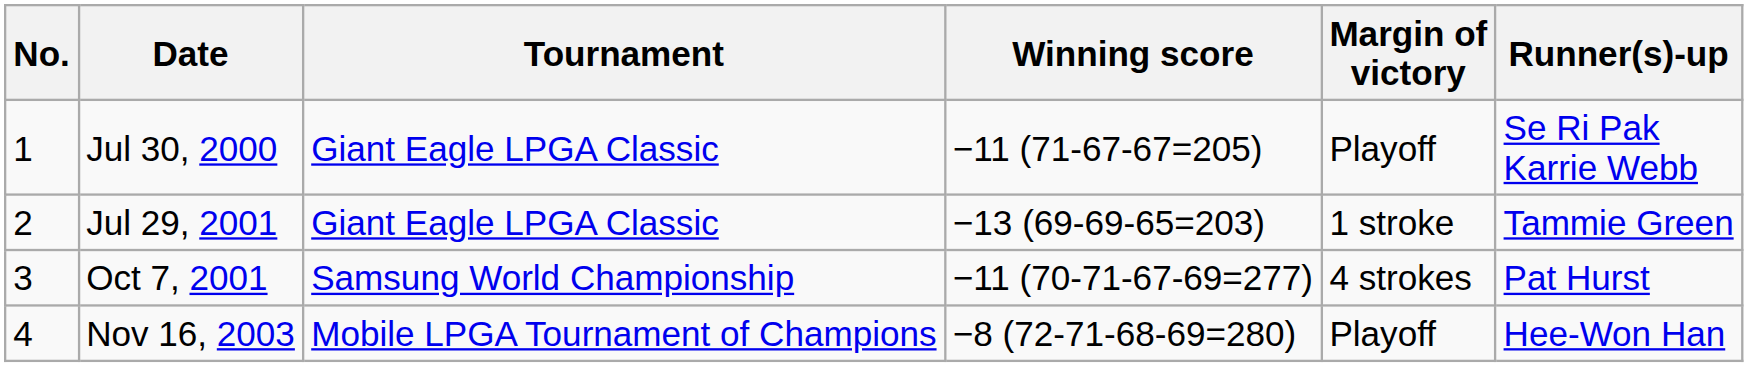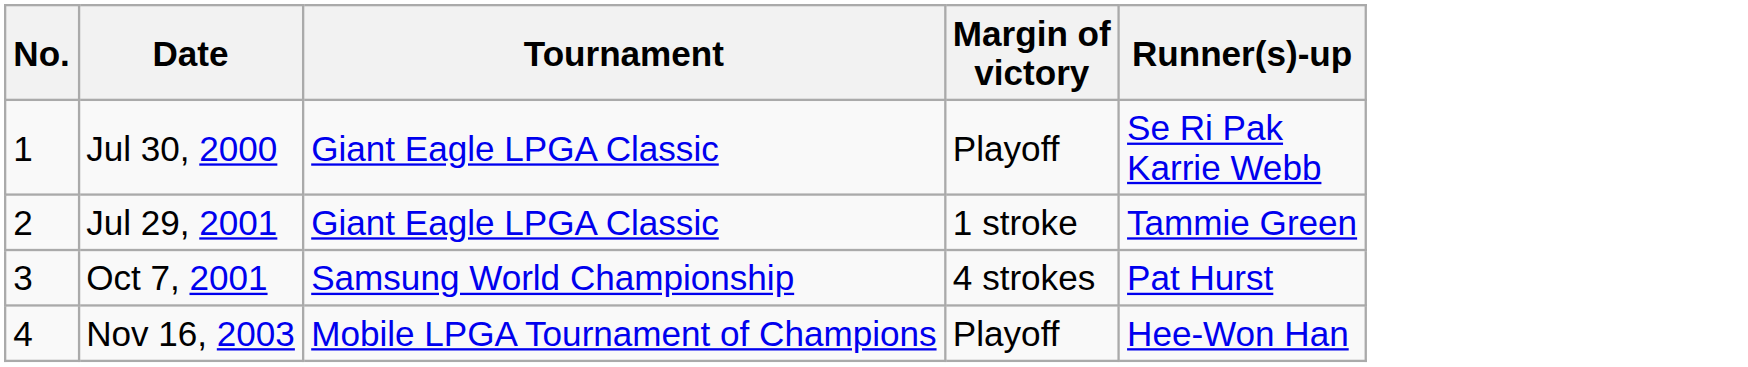- column: (1133, 53)
